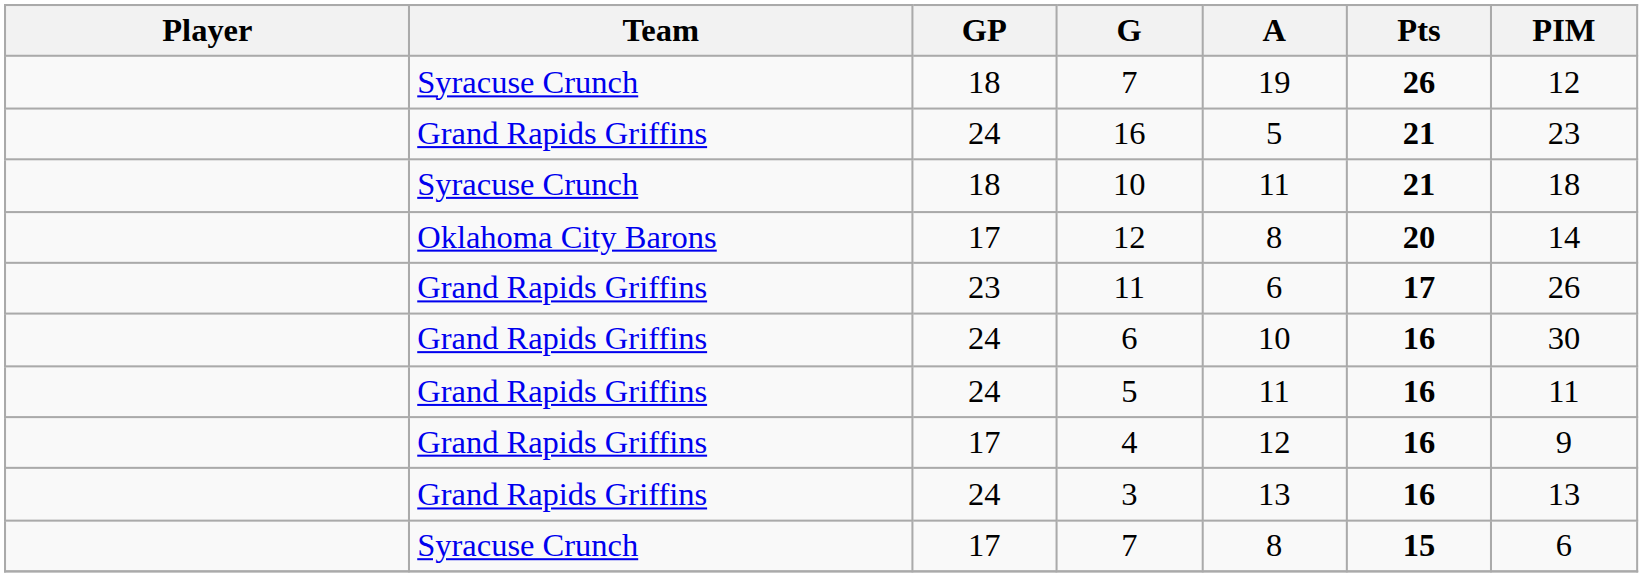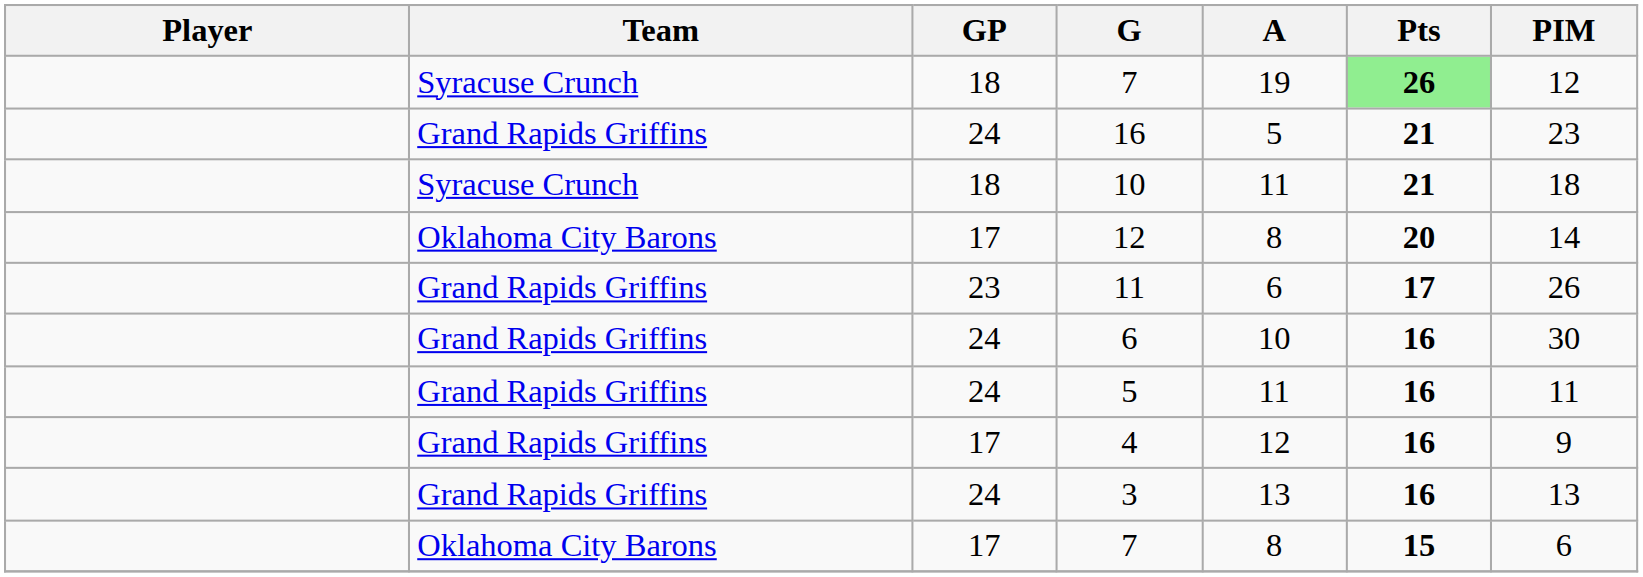(1419, 81) no background -> (1419, 81) lightgreen background
(528, 545) Syracuse Crunch -> (567, 545) Oklahoma City Barons
